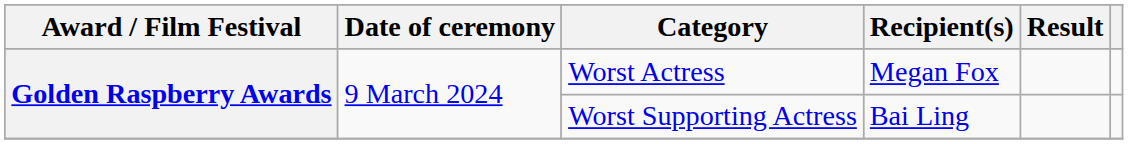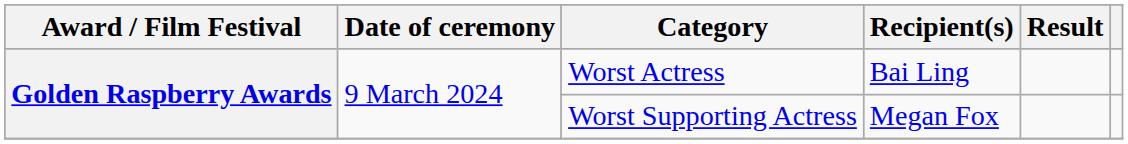(934, 71) Megan Fox -> (920, 71) Bai Ling
(920, 116) Bai Ling -> (934, 116) Megan Fox
